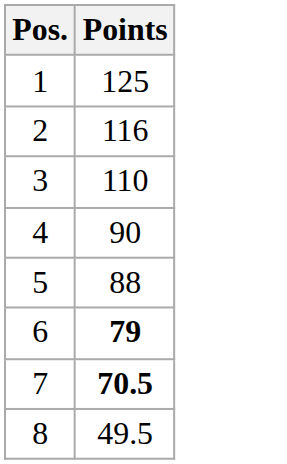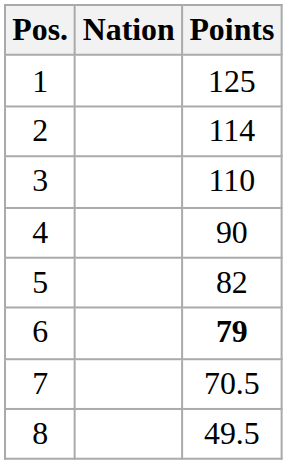+ column: (129, 29)
(125, 130) 116 -> (232, 130) 114
(125, 282) 88 -> (232, 282) 82
(125, 383) bold -> (232, 383) normal
